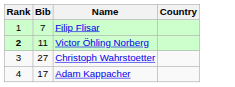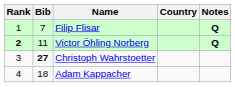+ column: (215, 12)
(43, 58) normal -> (43, 58) bold
(43, 74) 17 -> (43, 74) 18
